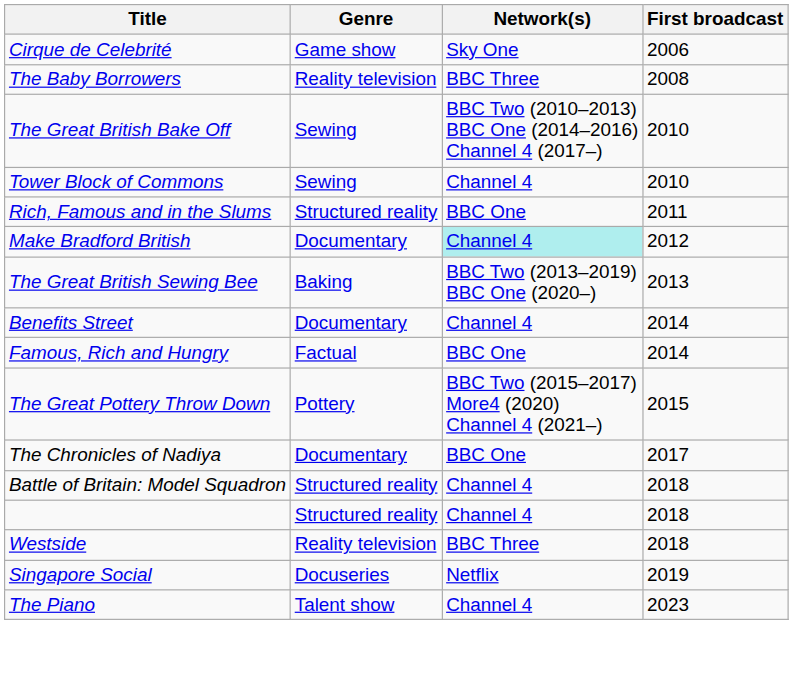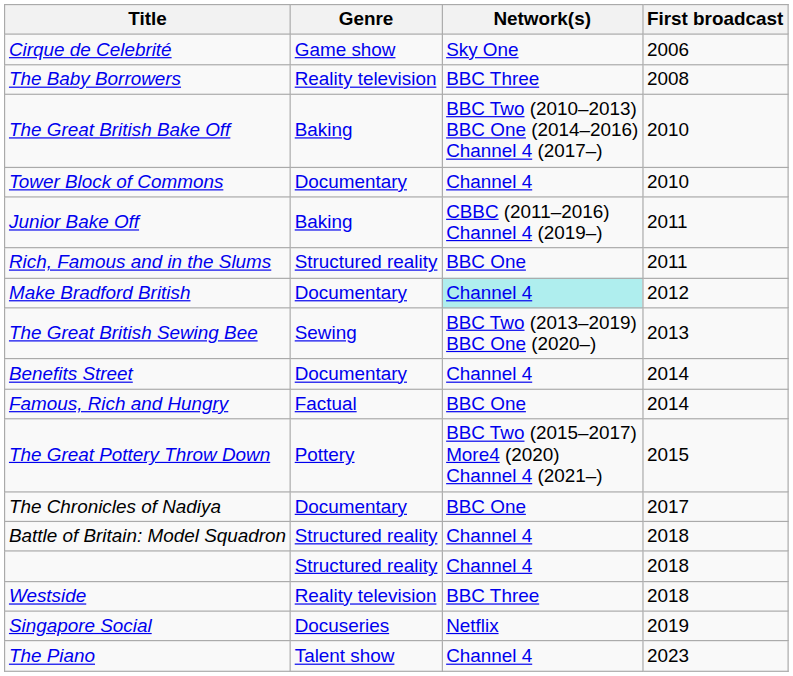(326, 130) Sewing -> (324, 130) Baking
(326, 181) Sewing -> (351, 181) Documentary
+ row: (74, 222)
(324, 282) Baking -> (326, 333) Sewing
